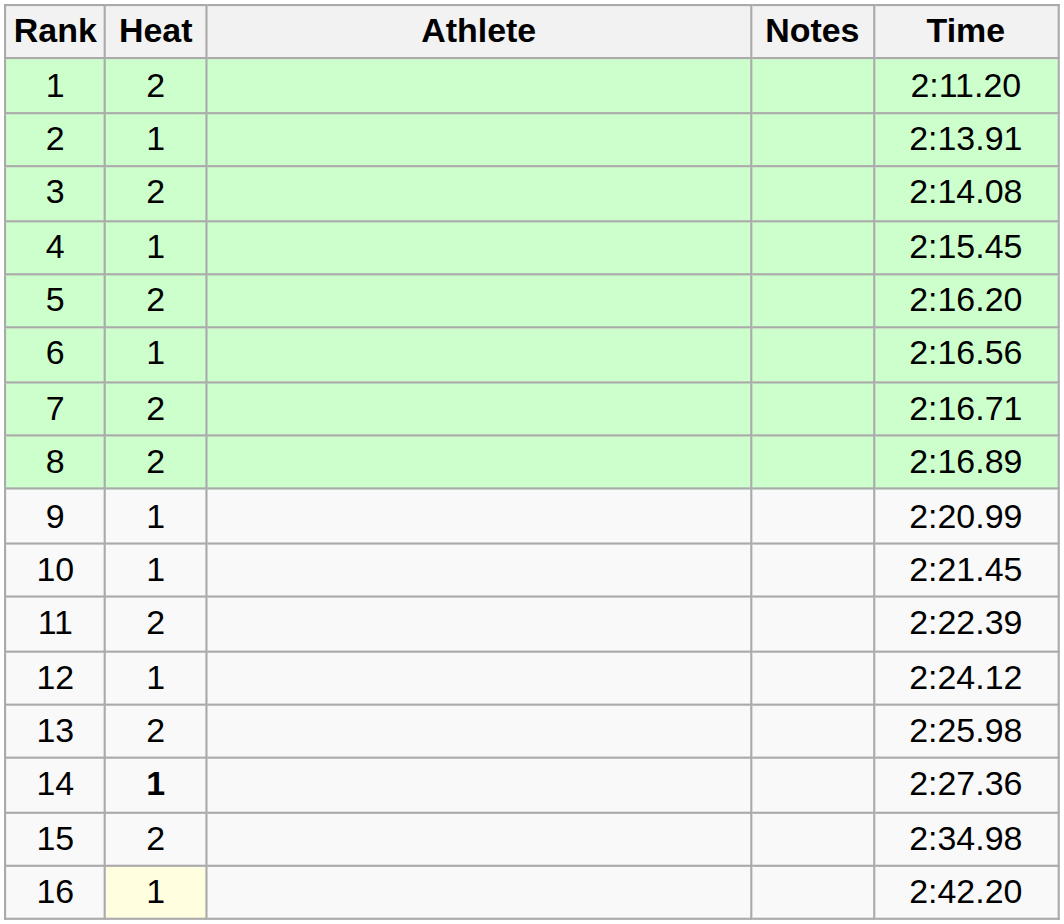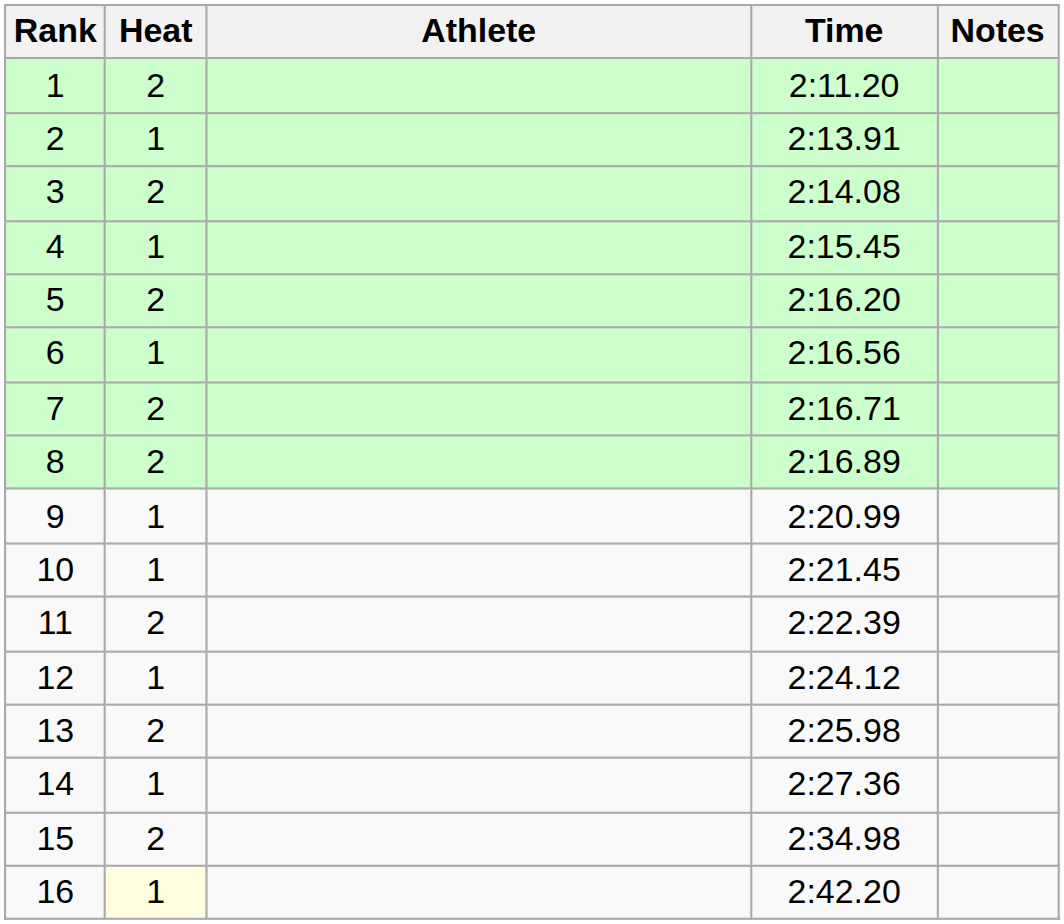columns swapped: (966, 31) <-> (812, 31)
(156, 784) bold -> (156, 784) normal
